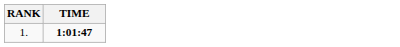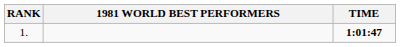+ column: (188, 14)
